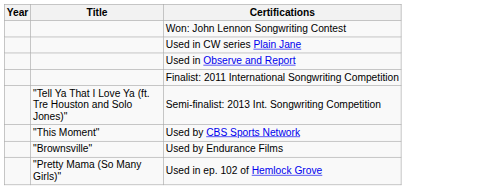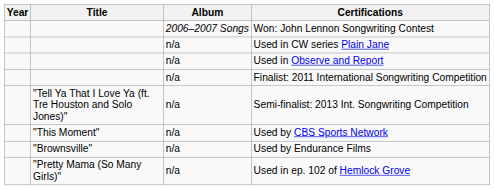+ column: (207, 12)
